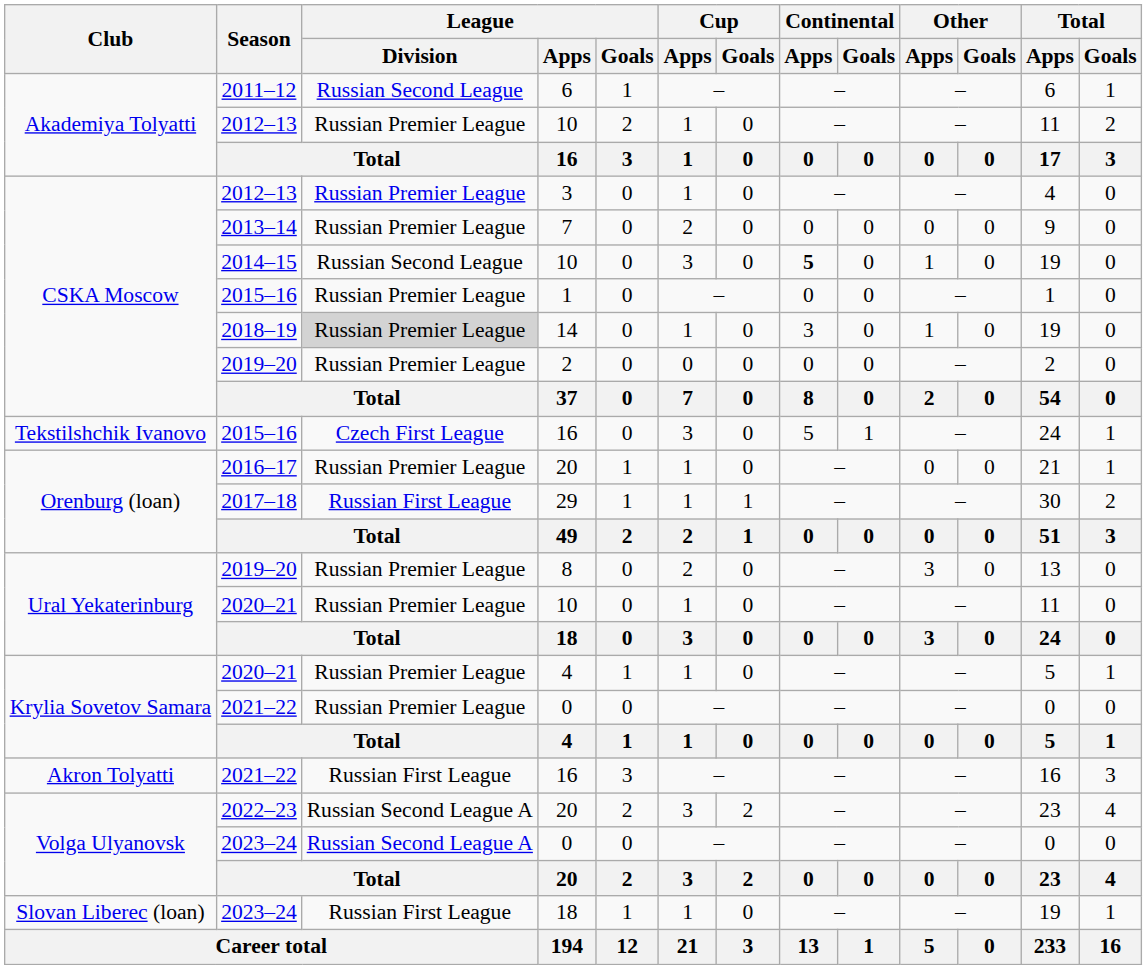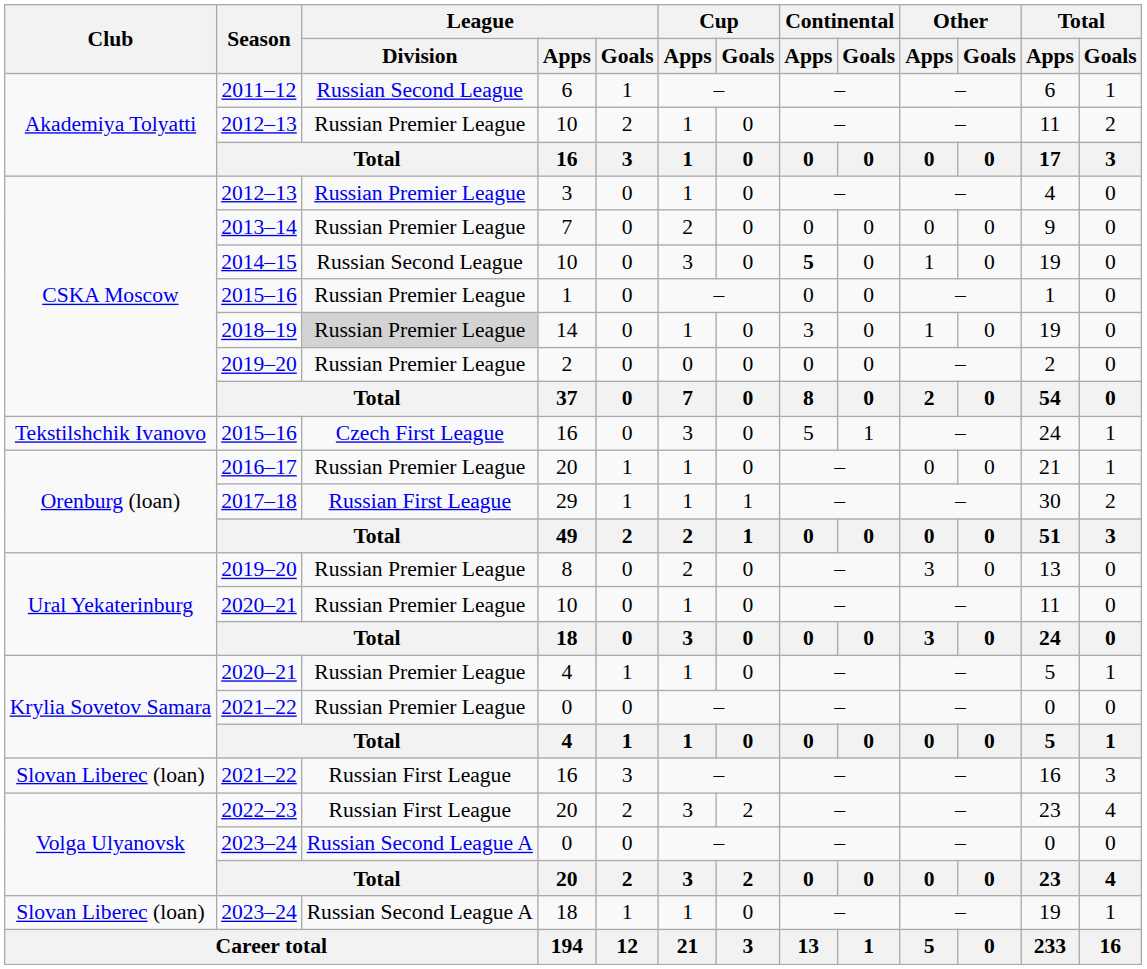(110, 775) Akron Tolyatti -> (110, 775) Slovan Liberec (loan)
(420, 809) Russian Second League A -> (420, 809) Russian First League
(420, 912) Russian First League -> (420, 912) Russian Second League A
